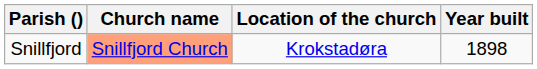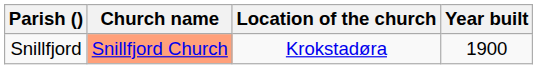(487, 48) 1898 -> (487, 48) 1900
